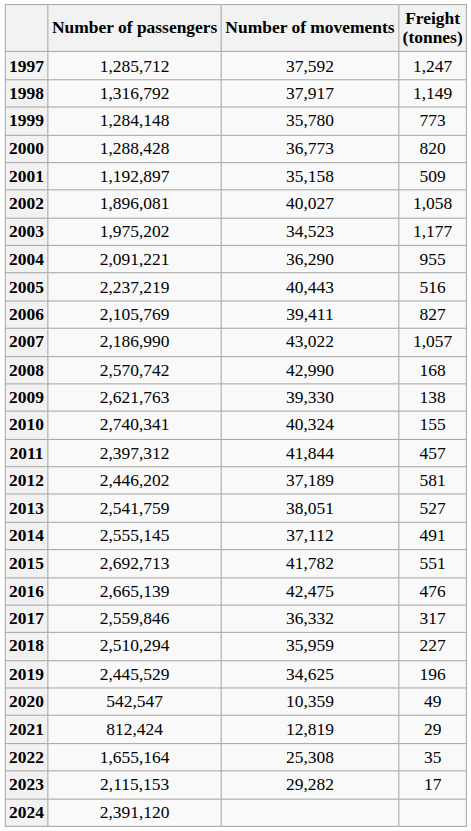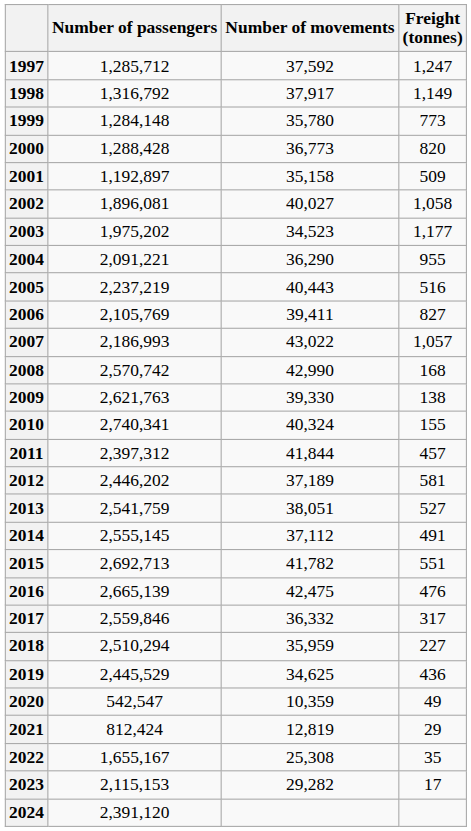(135, 342) 2,186,990 -> (135, 342) 2,186,993
(433, 674) 196 -> (433, 674) 436
(135, 757) 1,655,164 -> (135, 757) 1,655,167
